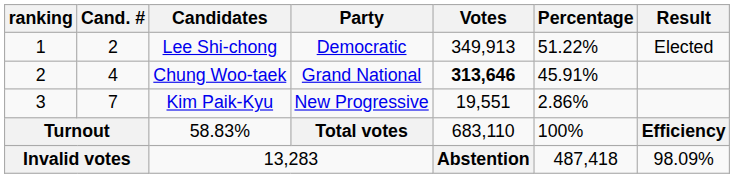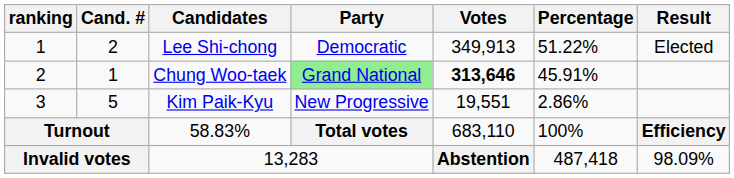(113, 74) 4 -> (113, 74) 1
(362, 74) no background -> (362, 74) lightgreen background
(113, 103) 7 -> (113, 103) 5
